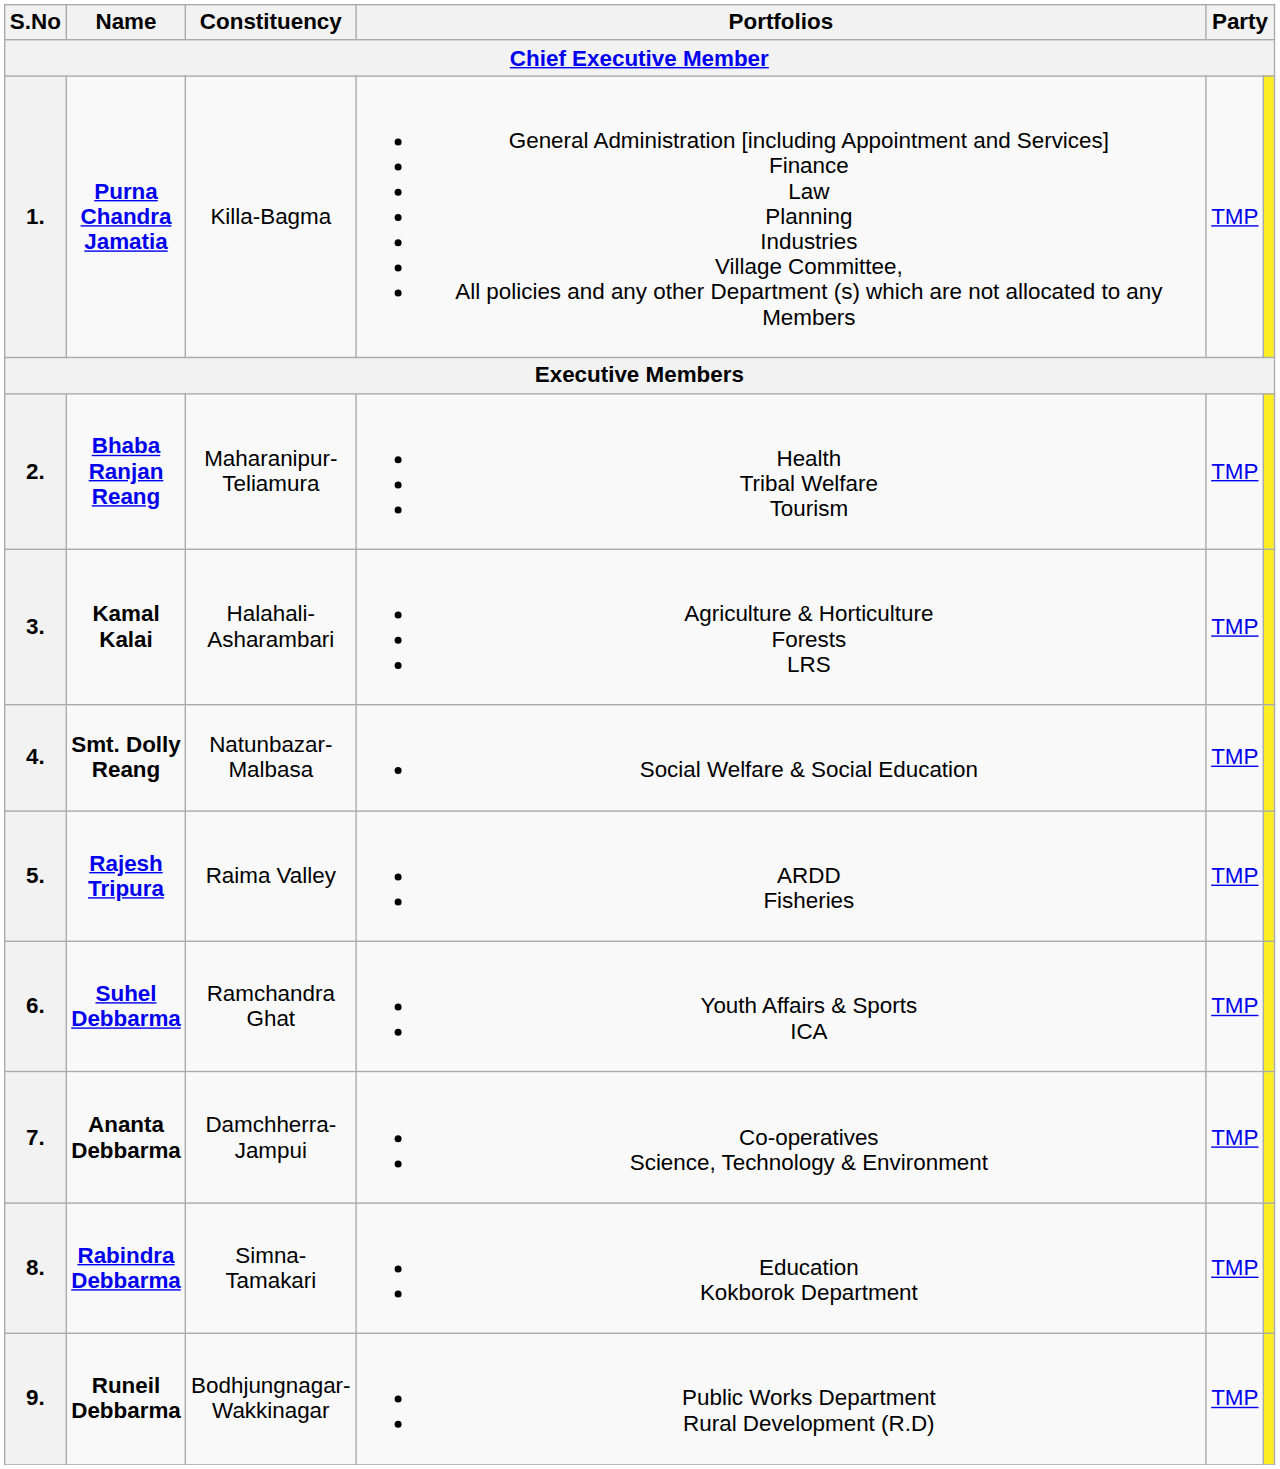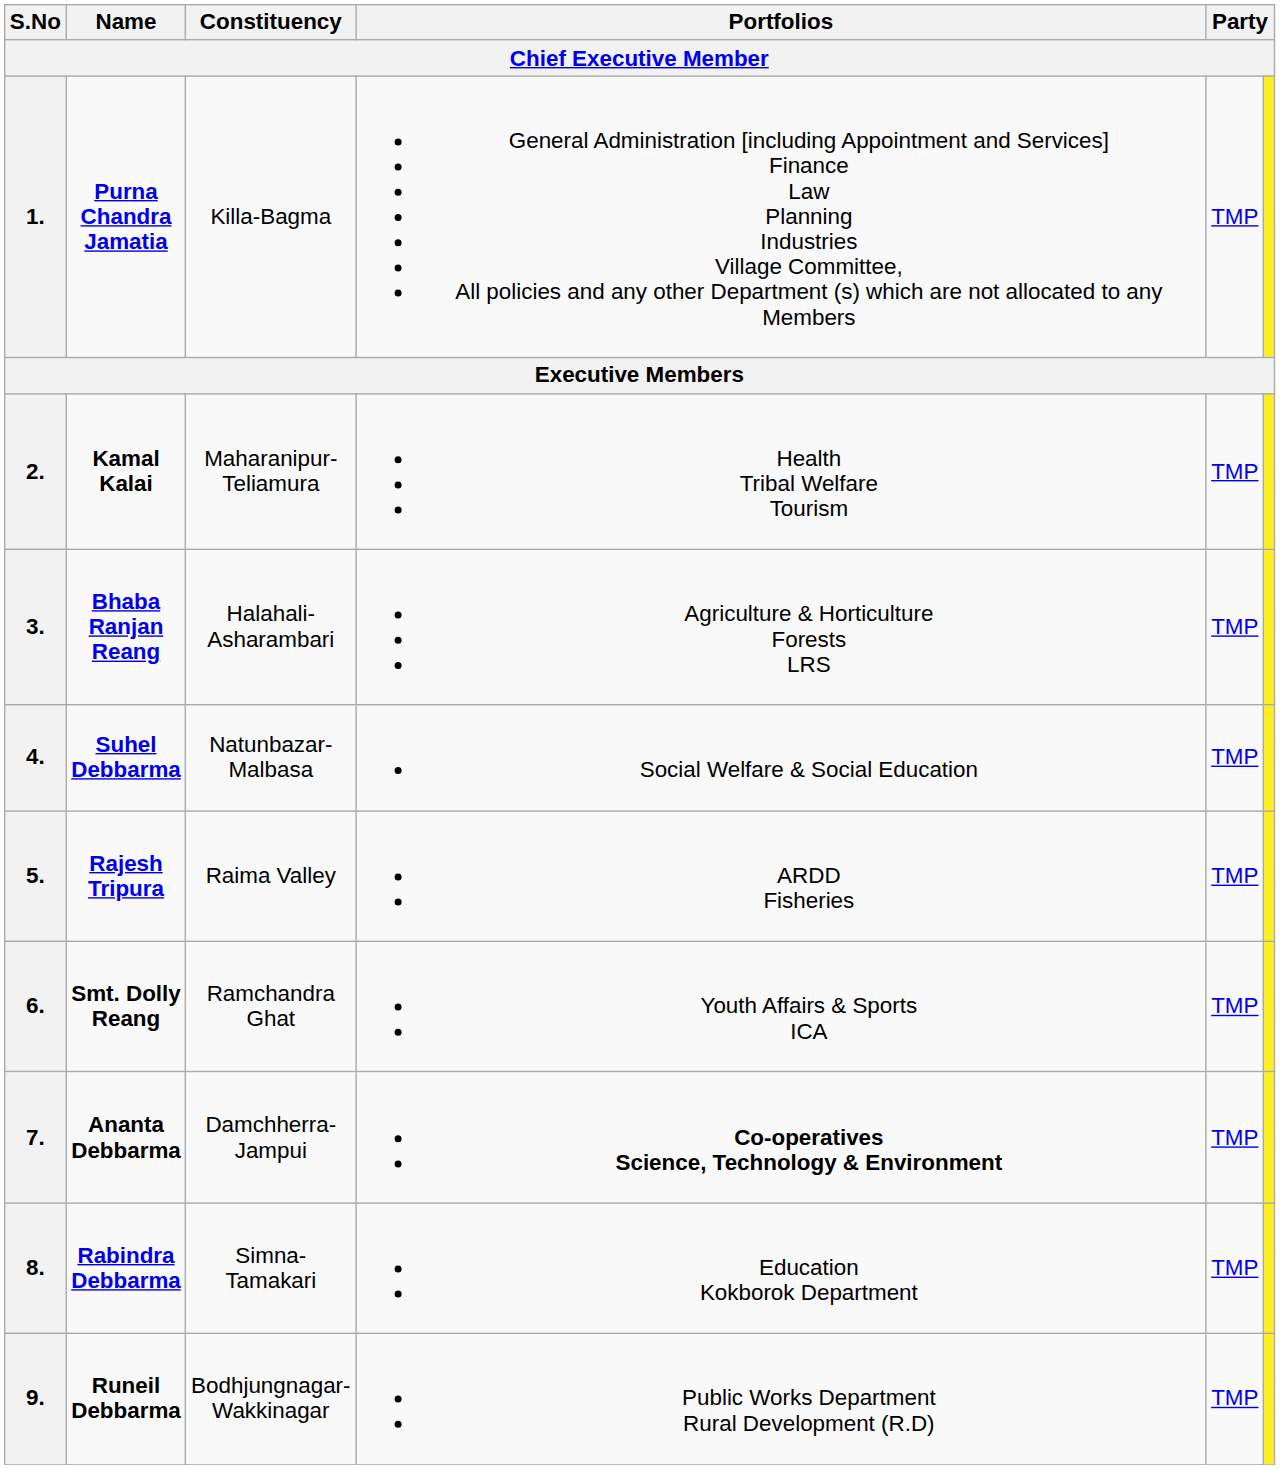(126, 470) Bhaba Ranjan Reang -> (126, 470) Kamal Kalai
(126, 626) Kamal Kalai -> (126, 626) Bhaba Ranjan Reang
(126, 757) Smt. Dolly Reang -> (126, 757) Suhel Debbarma
(126, 1006) Suhel Debbarma -> (126, 1006) Smt. Dolly Reang
(781, 1150) normal -> (781, 1150) bold
